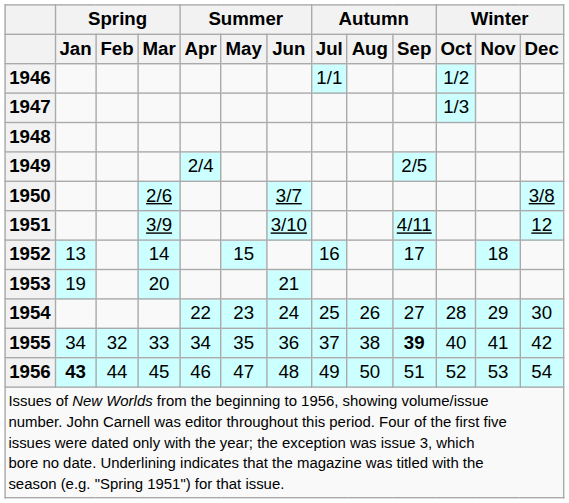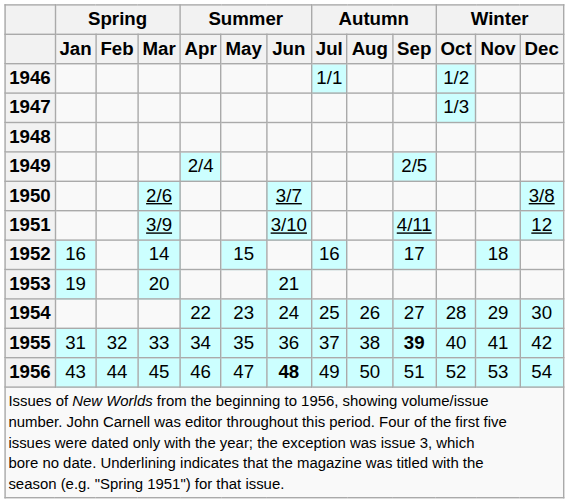(76, 254) 13 -> (76, 254) 16
(76, 342) 34 -> (76, 342) 31
(76, 371) bold -> (76, 371) normal
(289, 371) normal -> (289, 371) bold
